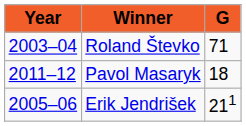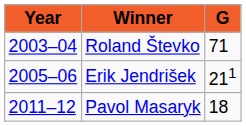rows swapped: (141, 104) <-> (143, 74)
